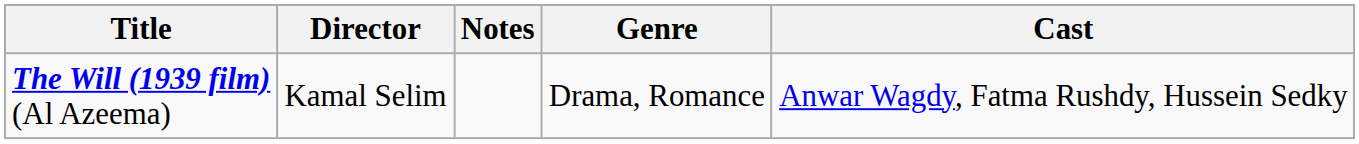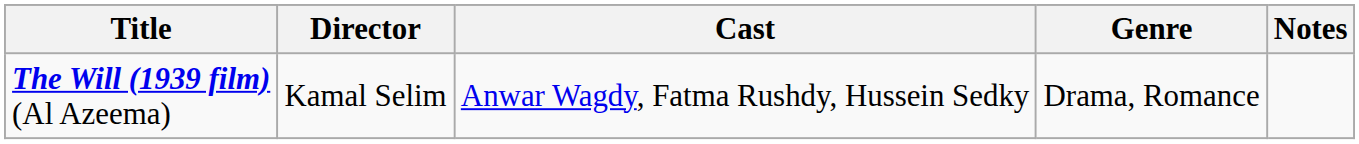columns swapped: (1063, 28) <-> (498, 28)
